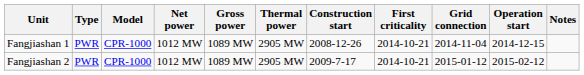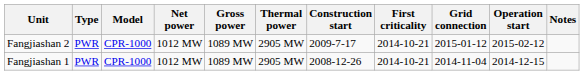rows swapped: (38, 43) <-> (38, 61)
